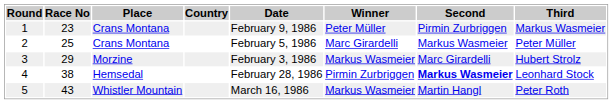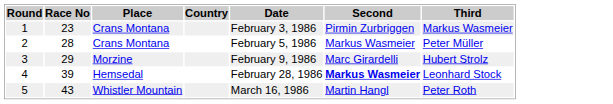- column: (370, 13)
(273, 28) February 9, 1986 -> (273, 28) February 3, 1986
(67, 44) 25 -> (67, 44) 28
(273, 59) February 3, 1986 -> (273, 59) February 9, 1986
(67, 74) 38 -> (67, 74) 39
